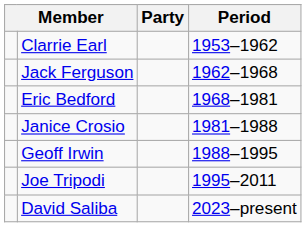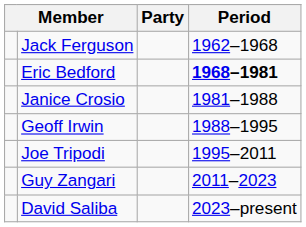- row: (64, 45)
(235, 99) normal -> (235, 72) bold
+ row: (68, 180)
